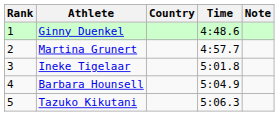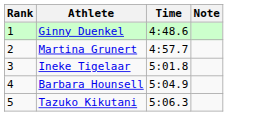- column: (172, 13)
